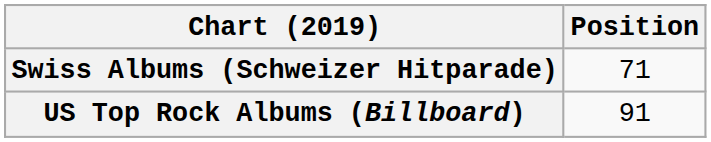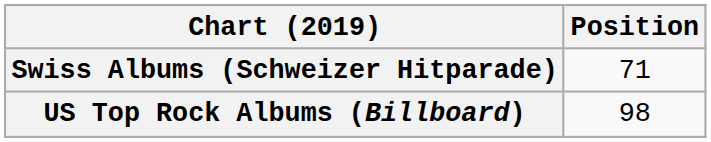(635, 114) 91 -> (635, 114) 98
